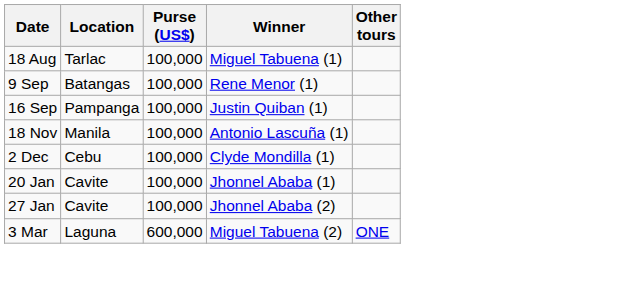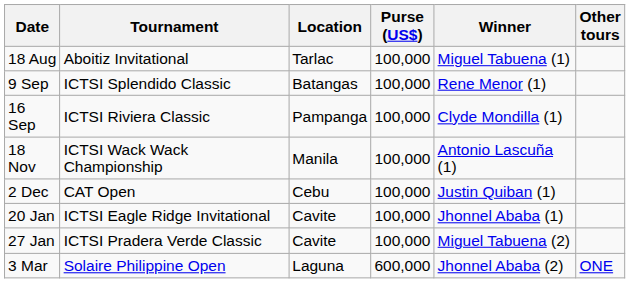+ column: (174, 26)
(269, 108) Justin Quiban (1) -> (500, 117) Clyde Mondilla (1)
(272, 157) Clyde Mondilla (1) -> (497, 192) Justin Quiban (1)
(273, 206) Jhonnel Ababa (2) -> (504, 241) Miguel Tabuena (2)
(276, 231) Miguel Tabuena (2) -> (500, 265) Jhonnel Ababa (2)
